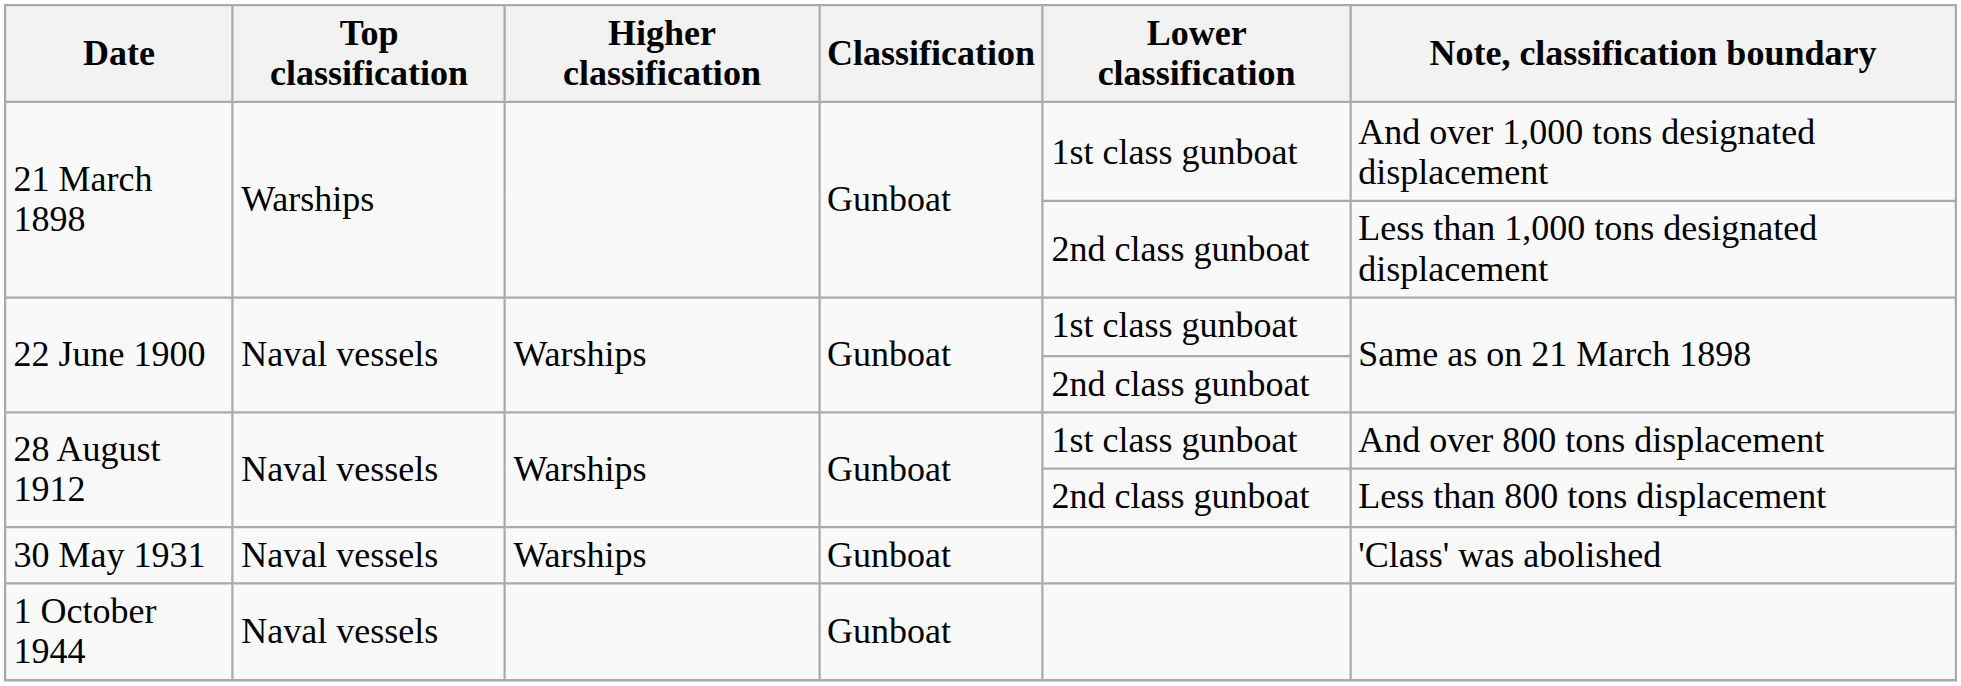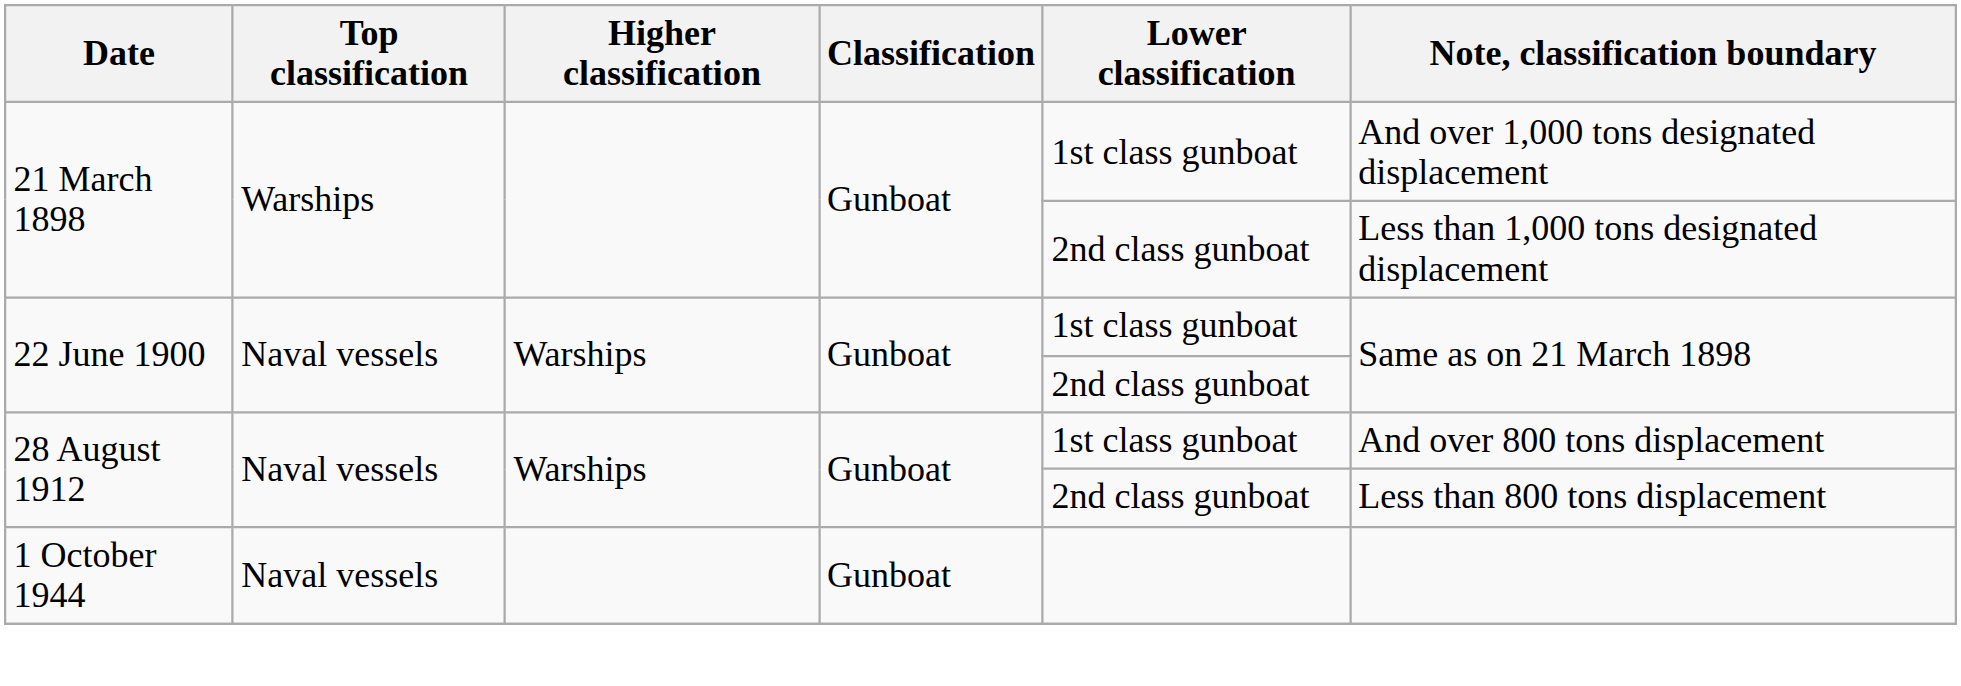- row: (109, 554)
